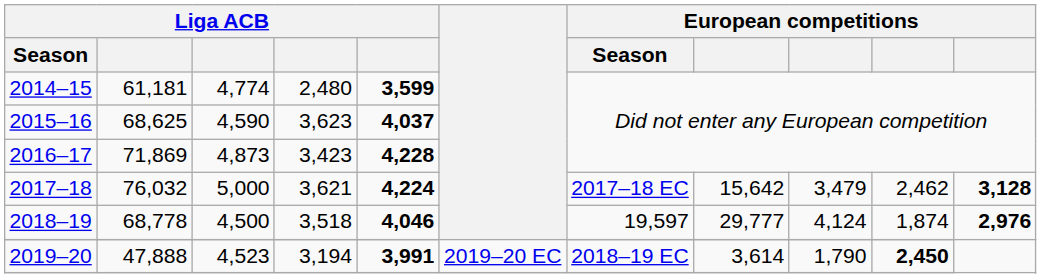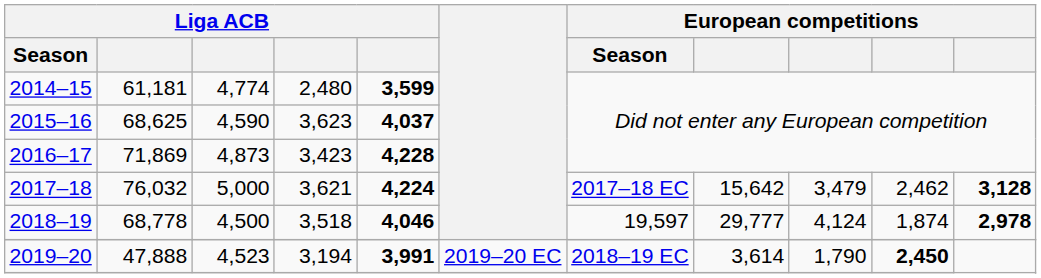(1005, 222) 2,976 -> (1005, 222) 2,978
